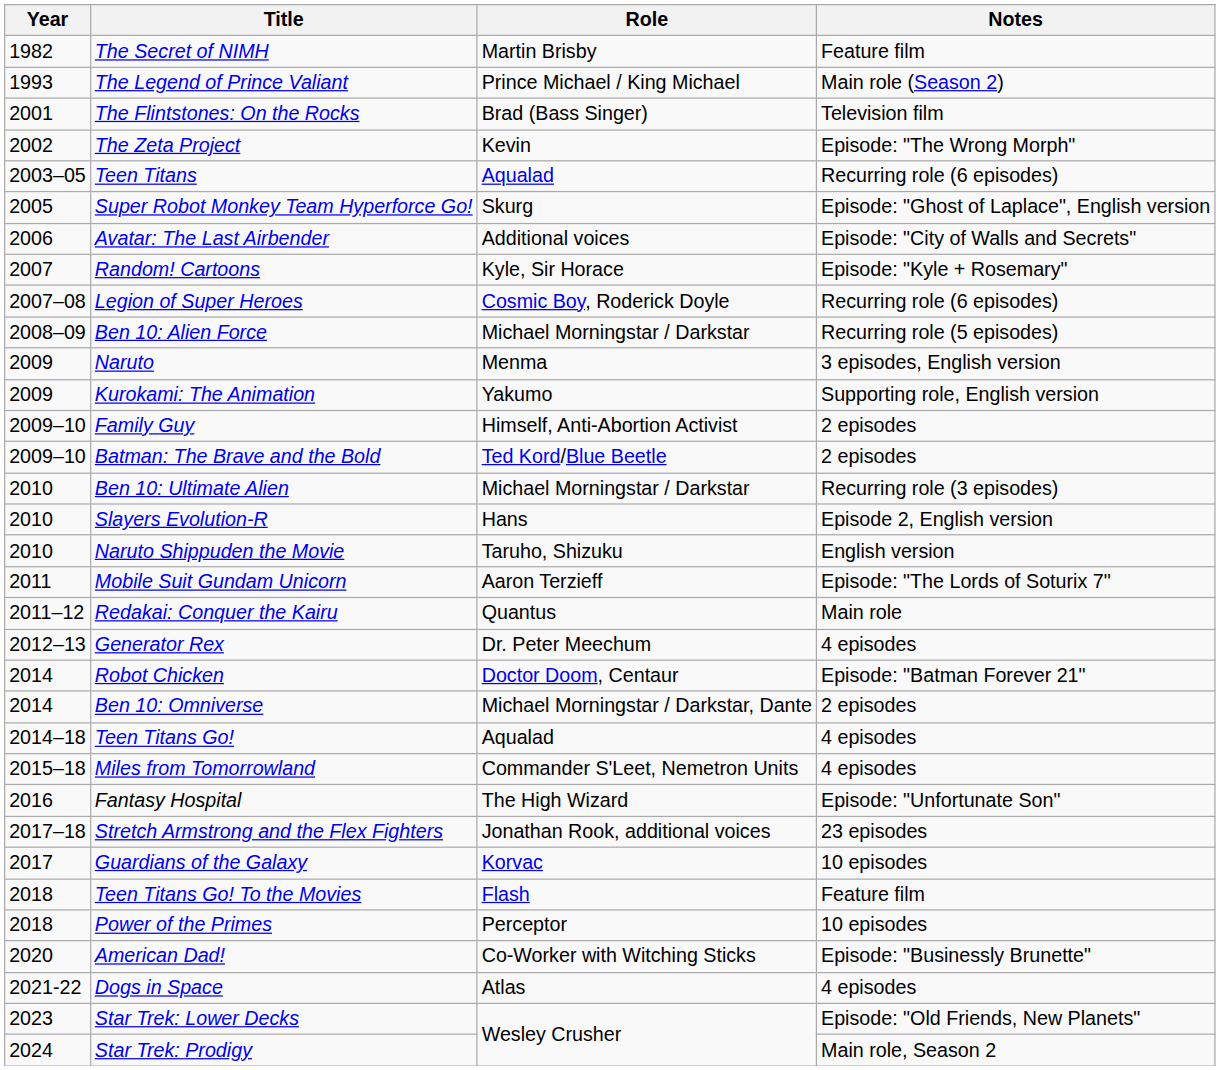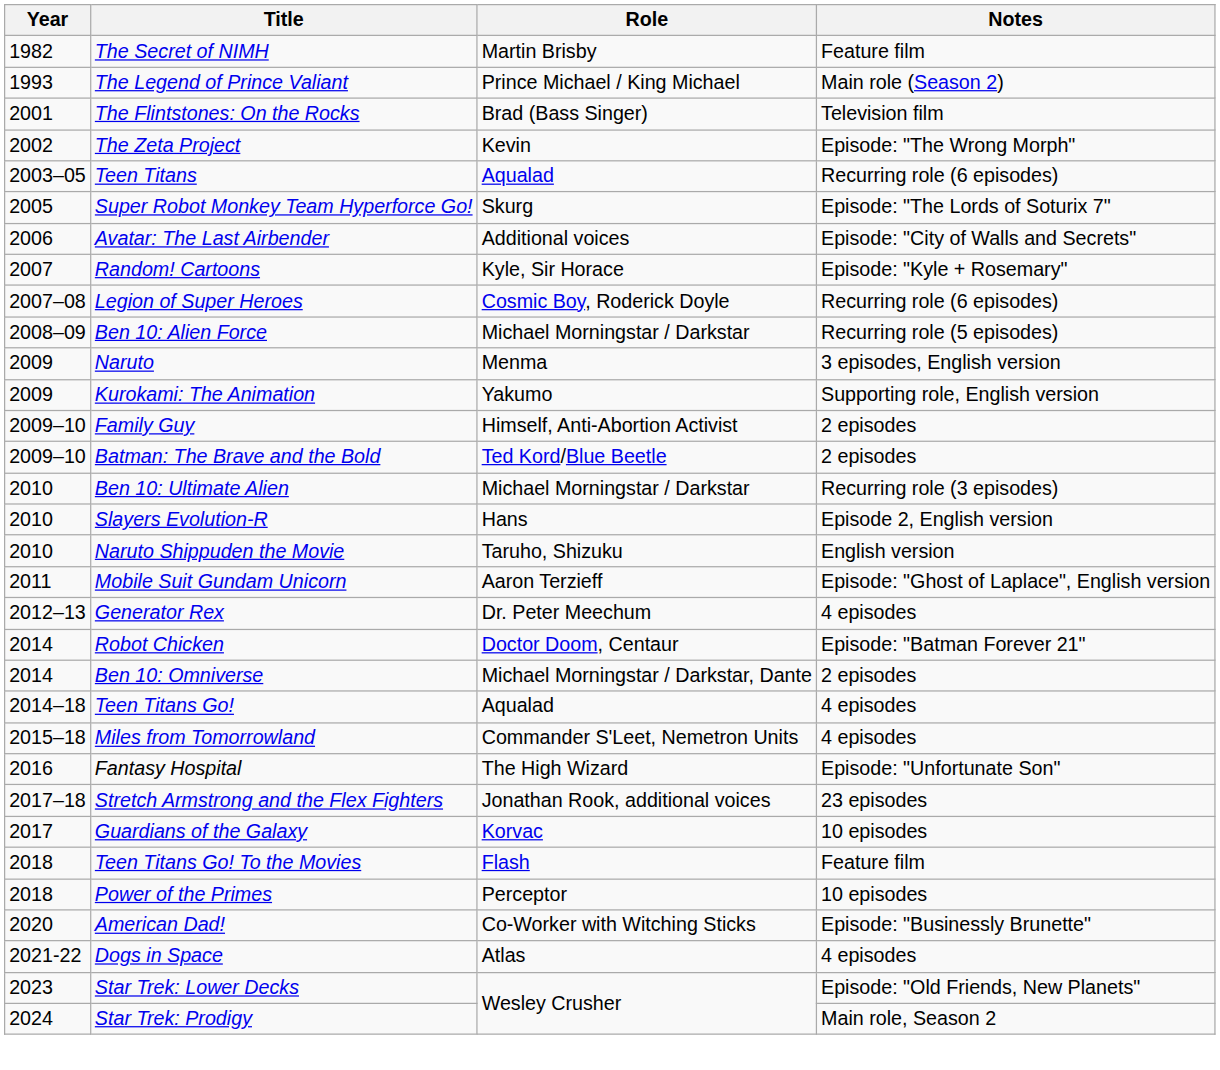(1016, 207) Episode: "Ghost of Laplace", English version -> (966, 207) Episode: "The Lords of Soturix 7"
(966, 581) Episode: "The Lords of Soturix 7" -> (1016, 581) Episode: "Ghost of Laplace", English version
- row: (216, 613)
